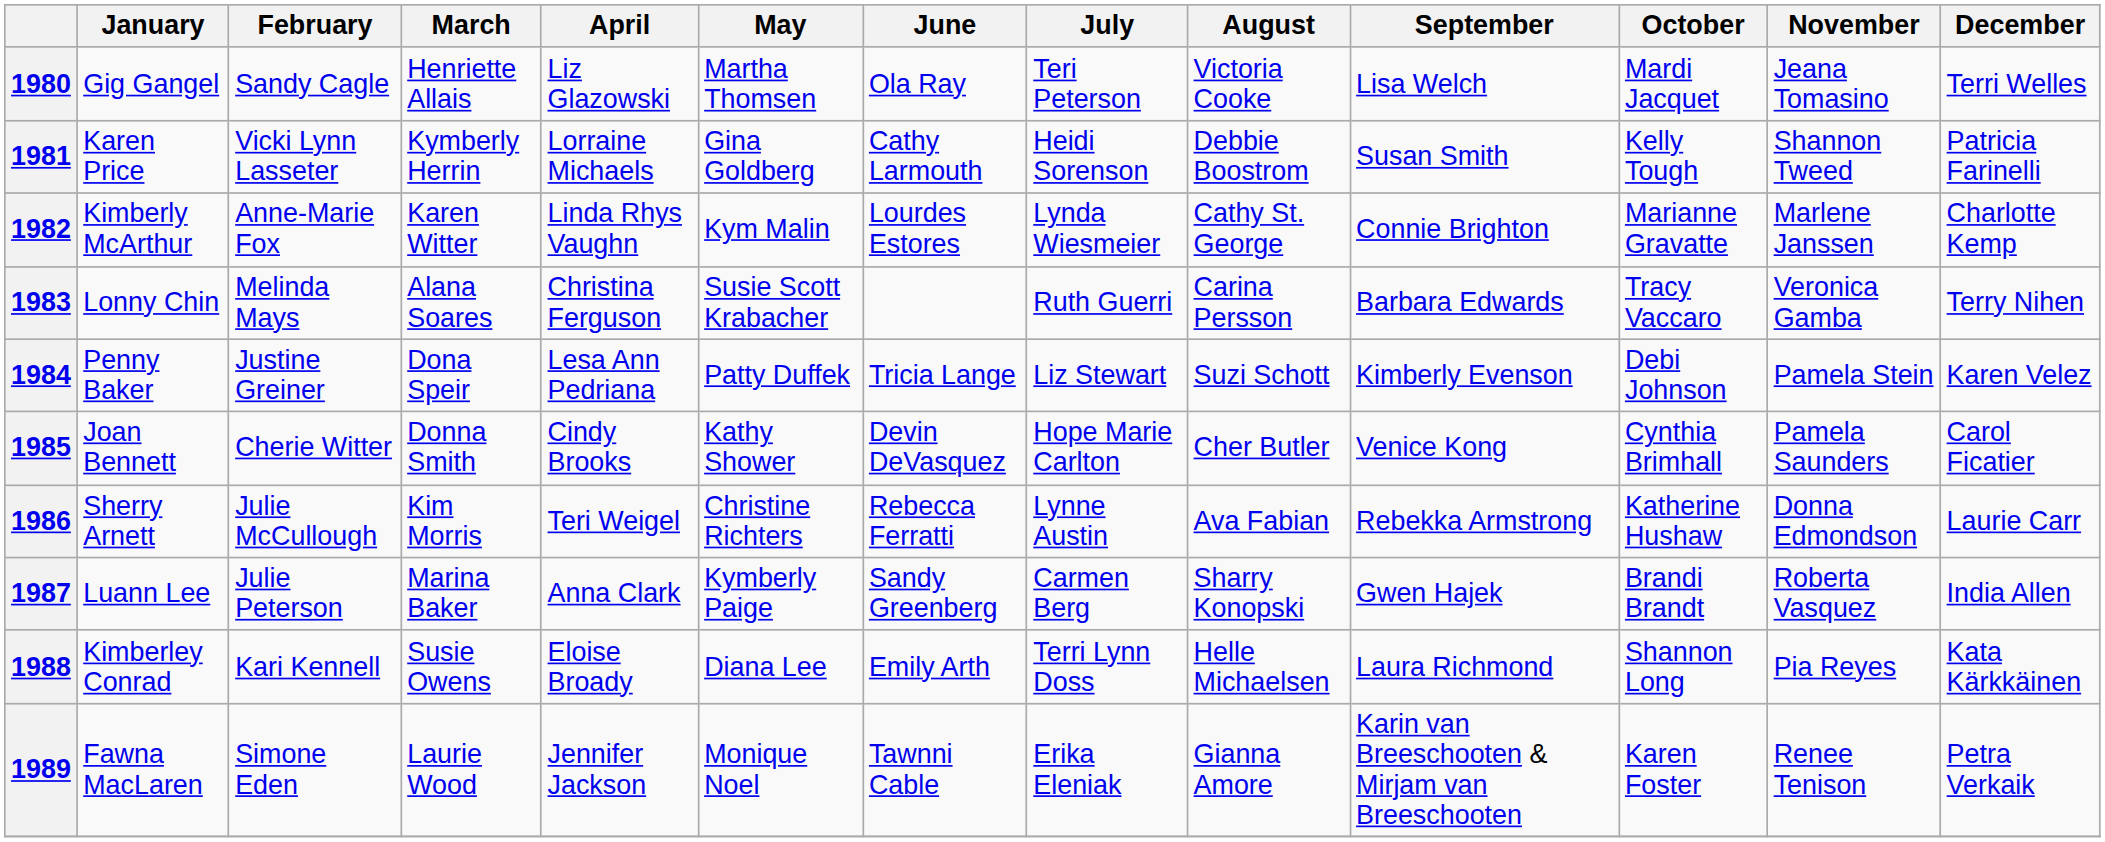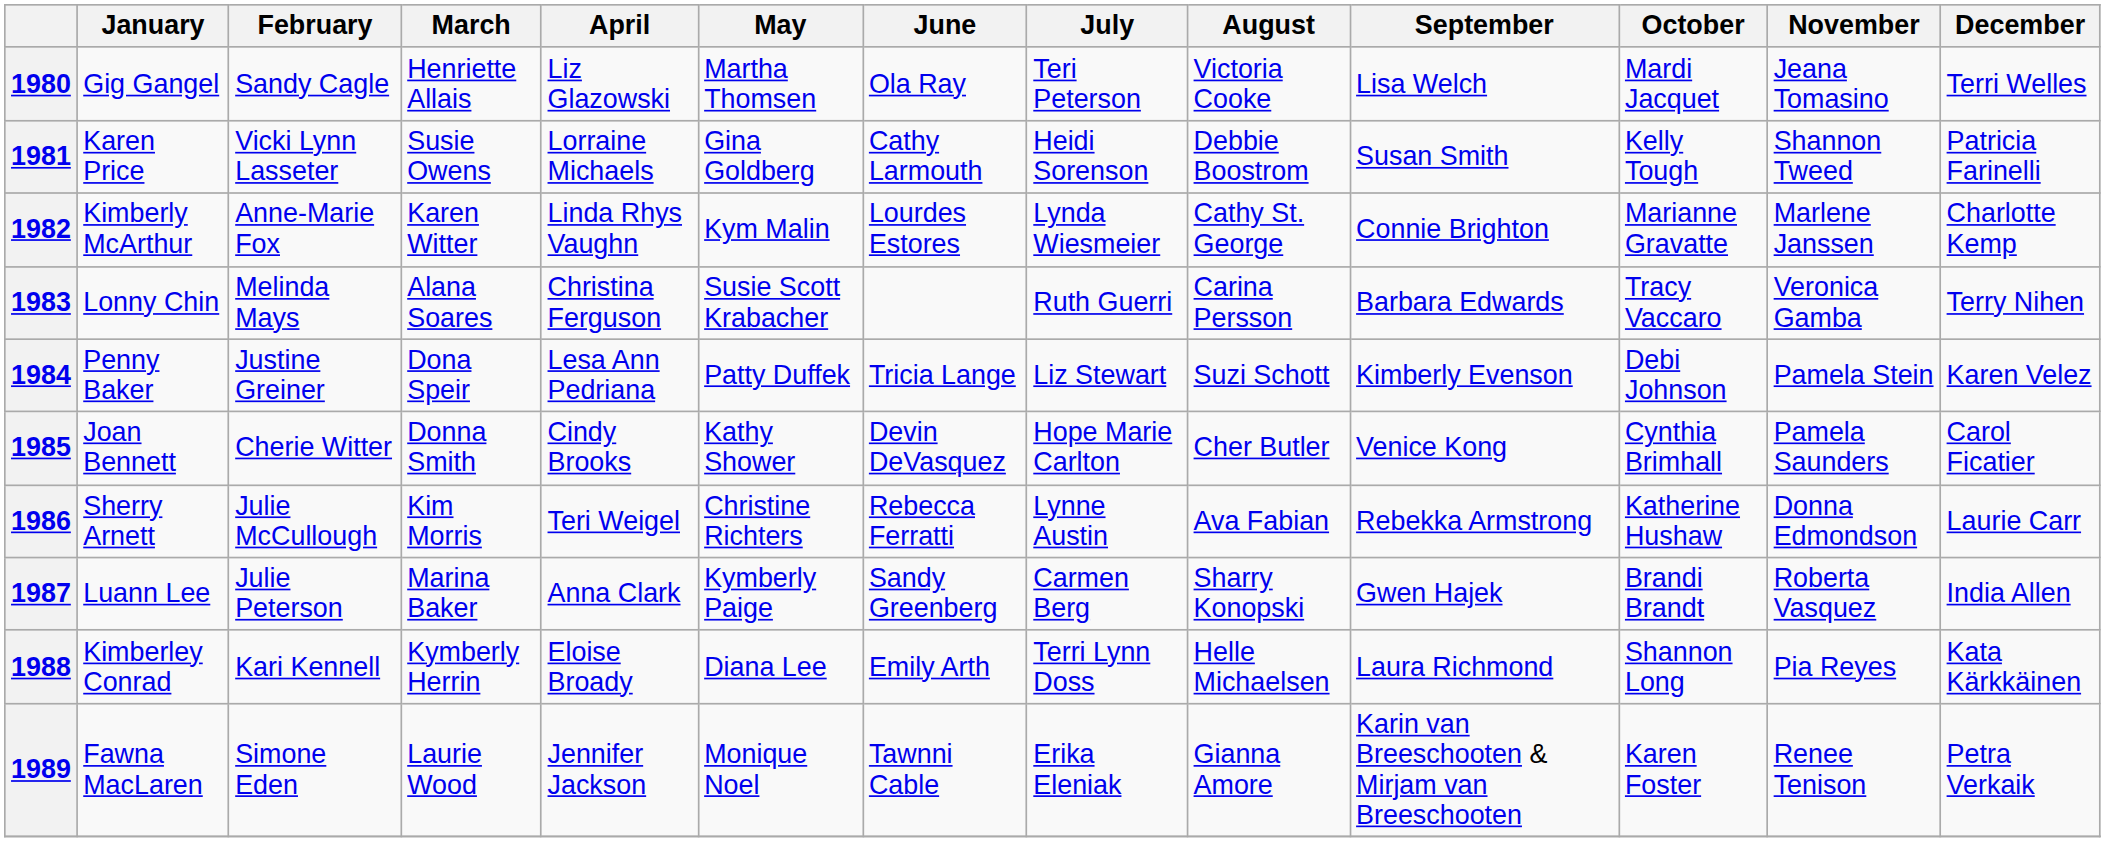(463, 156) Kymberly Herrin -> (449, 156) Susie Owens
(449, 666) Susie Owens -> (463, 666) Kymberly Herrin
